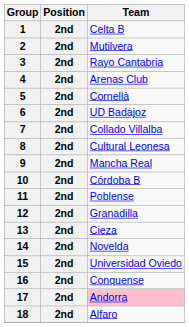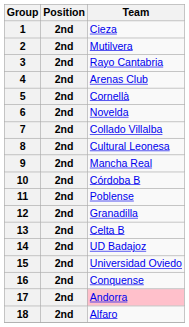(107, 29) Celta B -> (103, 29) Cieza
(118, 113) UD Badajoz -> (109, 113) Novelda
(103, 230) Cieza -> (107, 230) Celta B
(109, 247) Novelda -> (118, 247) UD Badajoz
